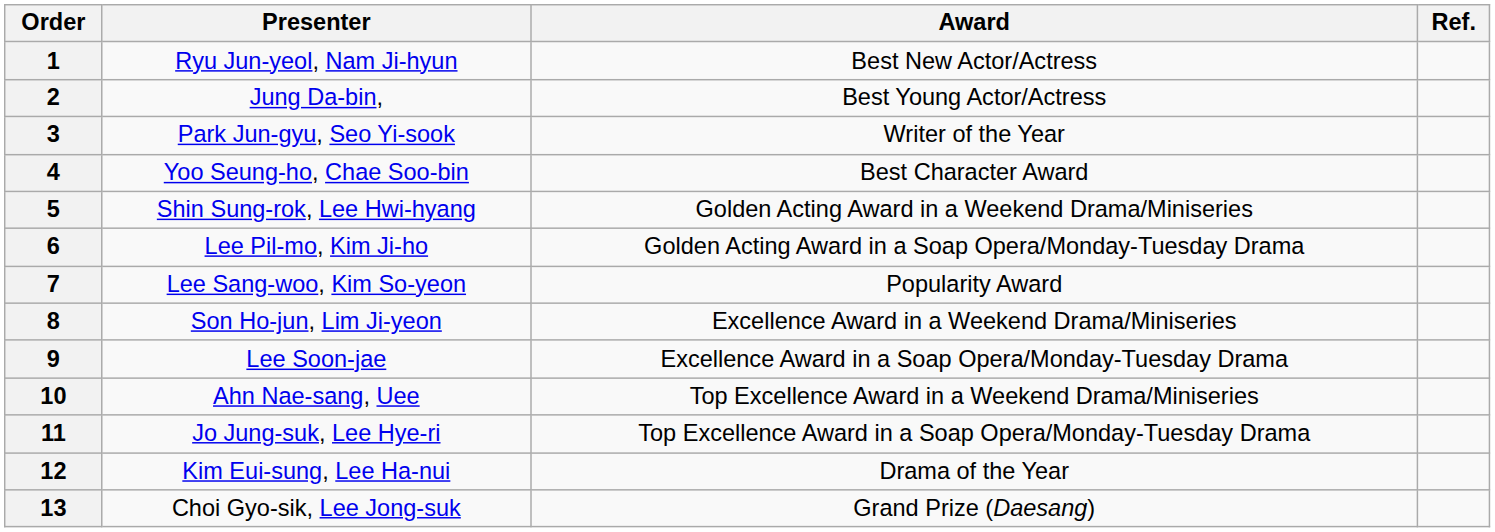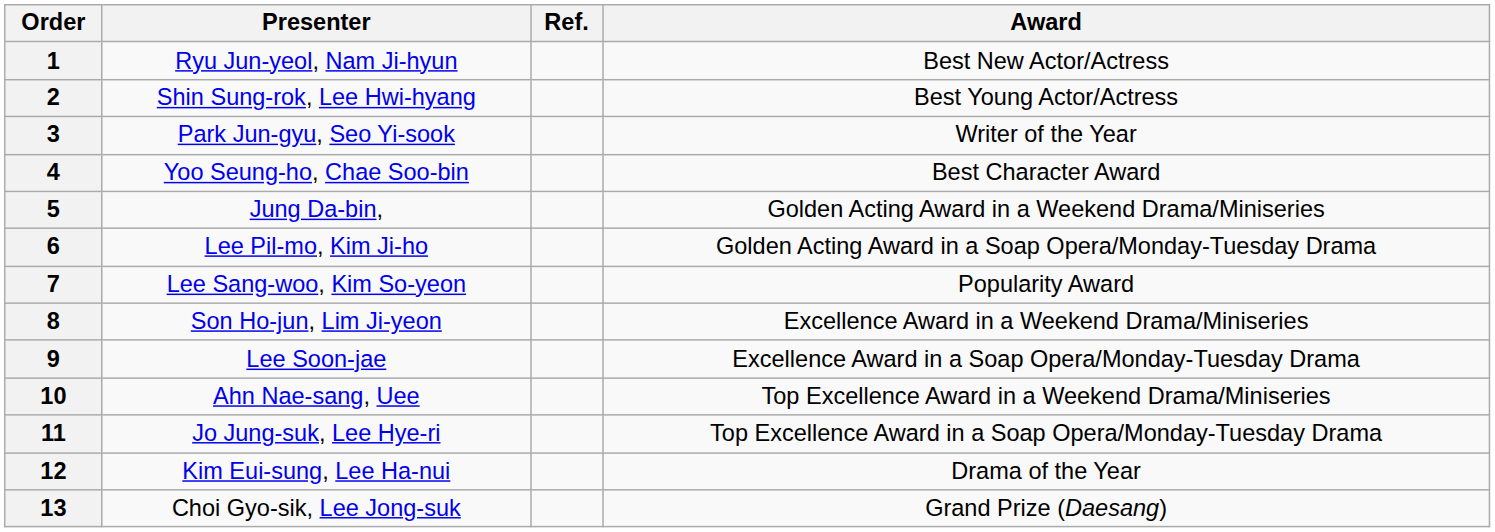columns swapped: (974, 23) <-> (1454, 23)
(316, 97) Jung Da-bin, -> (316, 97) Shin Sung-rok, Lee Hwi-hyang
(316, 209) Shin Sung-rok, Lee Hwi-hyang -> (316, 209) Jung Da-bin,
